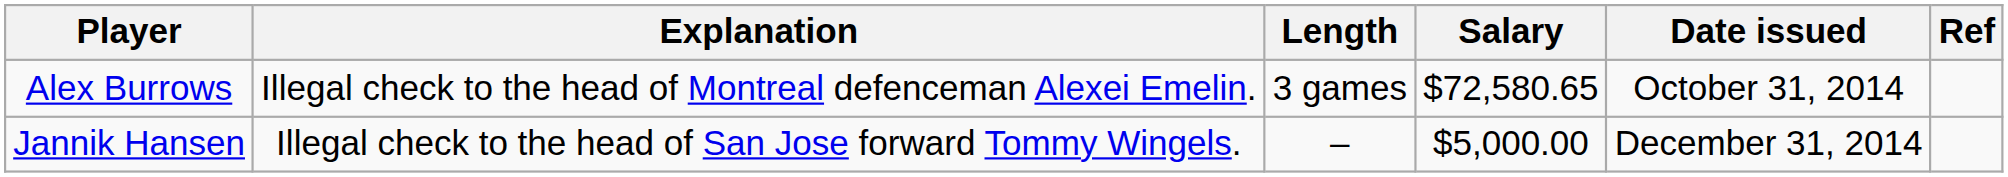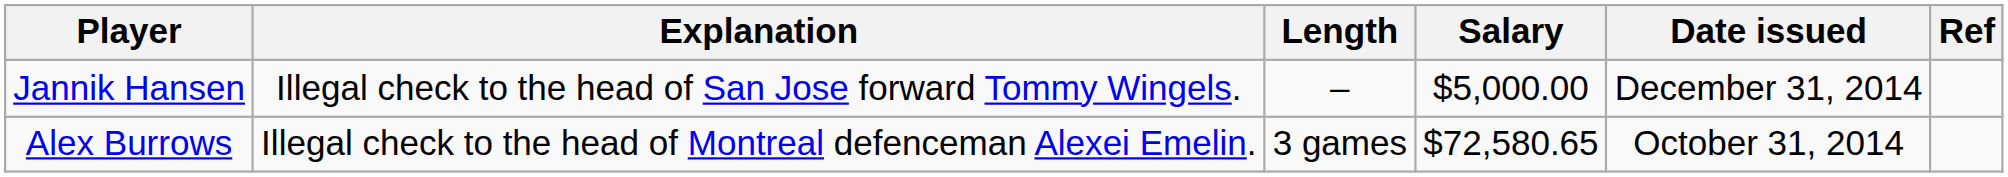rows swapped: (129, 87) <-> (129, 143)
